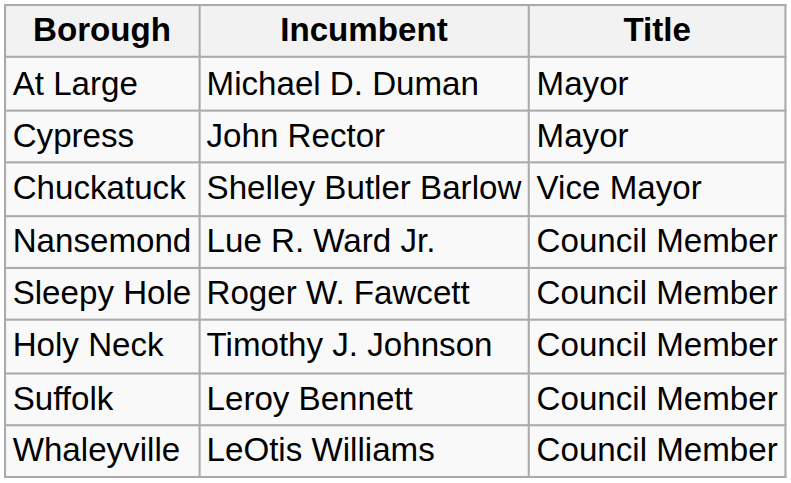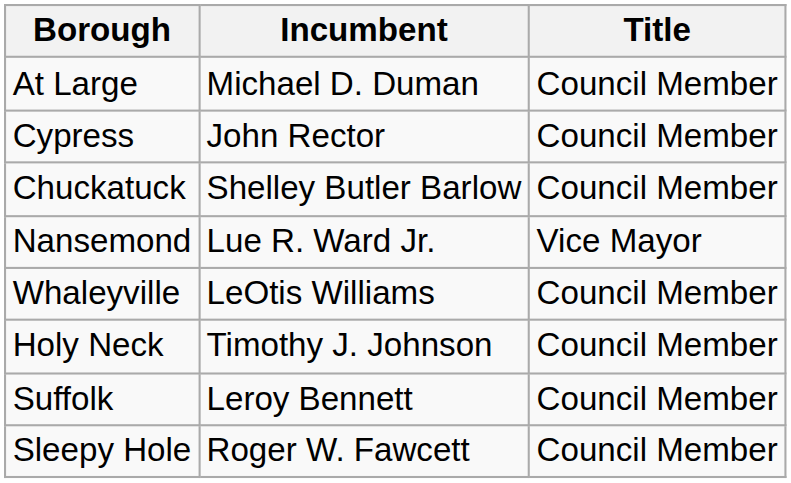(583, 83) Mayor -> (657, 83) Council Member
(583, 135) Mayor -> (657, 135) Council Member
(619, 188) Vice Mayor -> (657, 188) Council Member
(657, 240) Council Member -> (619, 240) Vice Mayor
rows swapped: (102, 293) <-> (96, 450)
